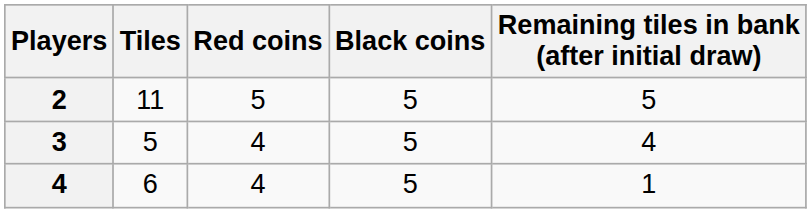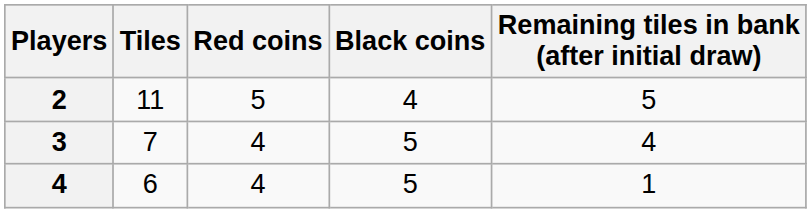(410, 99) 5 -> (410, 99) 4
(150, 142) 5 -> (150, 142) 7
